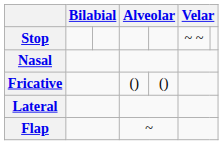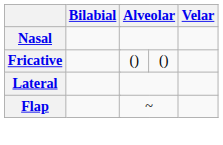- row: (35, 38)
